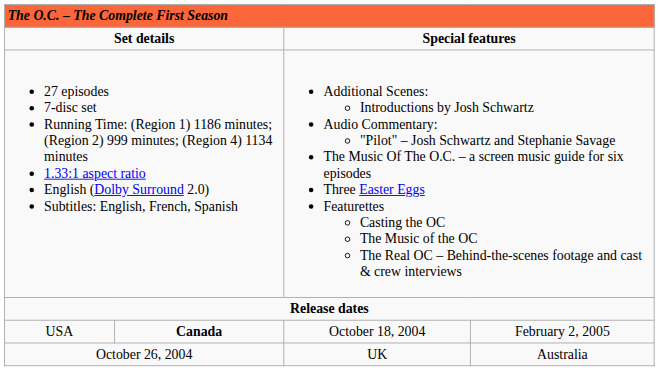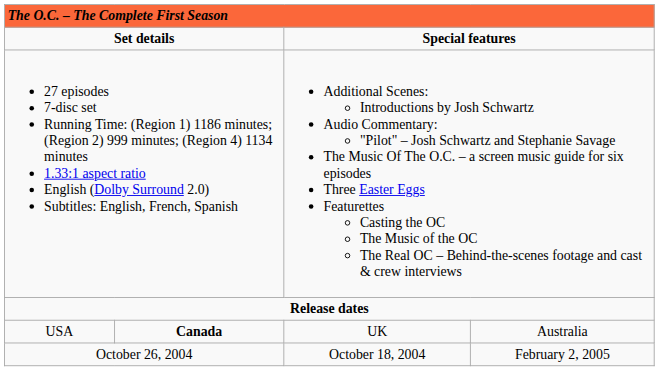(377, 331) October 18, 2004 -> (377, 331) UK
(562, 331) February 2, 2005 -> (562, 331) Australia
(377, 354) UK -> (377, 354) October 18, 2004
(562, 354) Australia -> (562, 354) February 2, 2005
